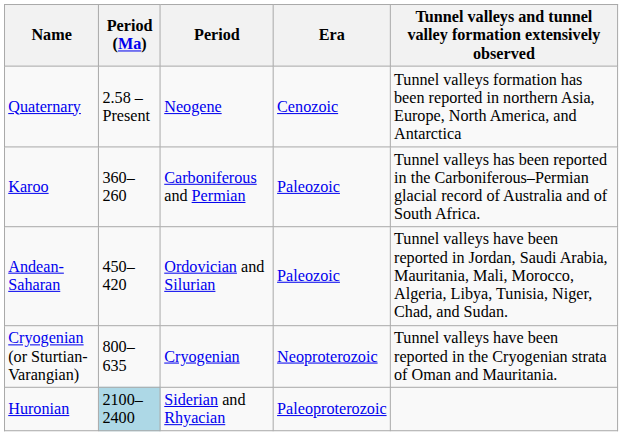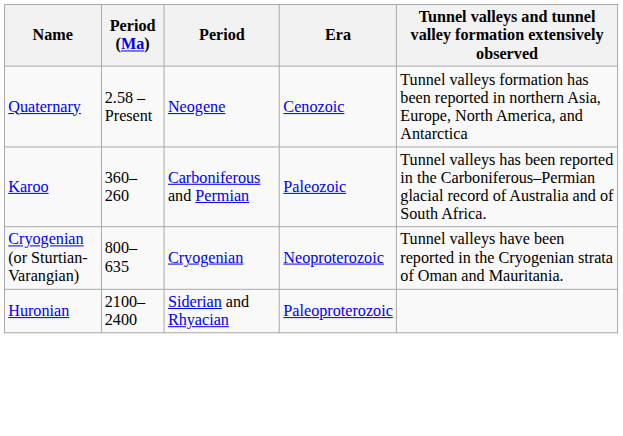- row: (36, 276)
(123, 409) lightblue background -> (125, 310) no background
